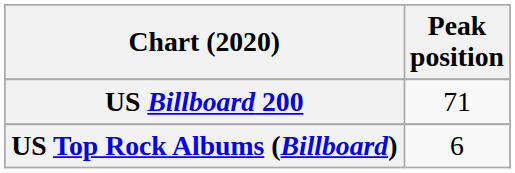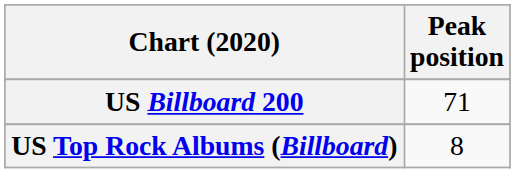(457, 145) 6 -> (457, 145) 8
